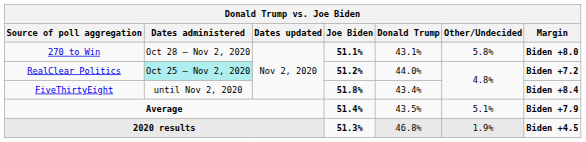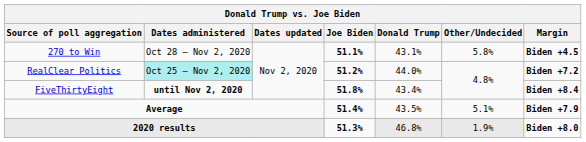(552, 52) Biden +8.0 -> (552, 52) Biden +4.5
(198, 89) normal -> (198, 89) bold
(552, 127) Biden +4.5 -> (552, 127) Biden +8.0
